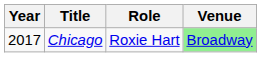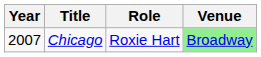(24, 39) 2017 -> (24, 39) 2007
